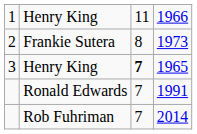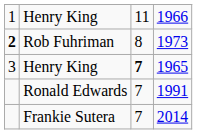(12, 41) normal -> (12, 41) bold
(69, 41) Frankie Sutera -> (69, 41) Rob Fuhriman
(69, 116) Rob Fuhriman -> (69, 116) Frankie Sutera
